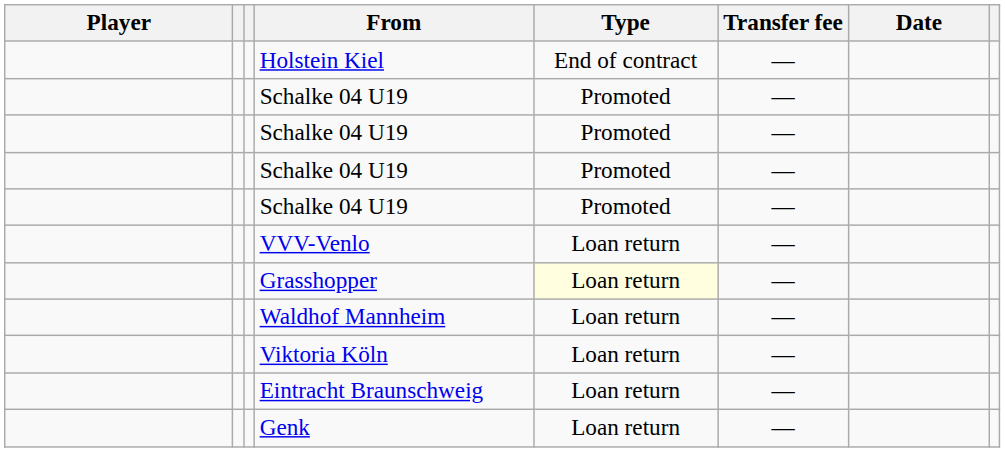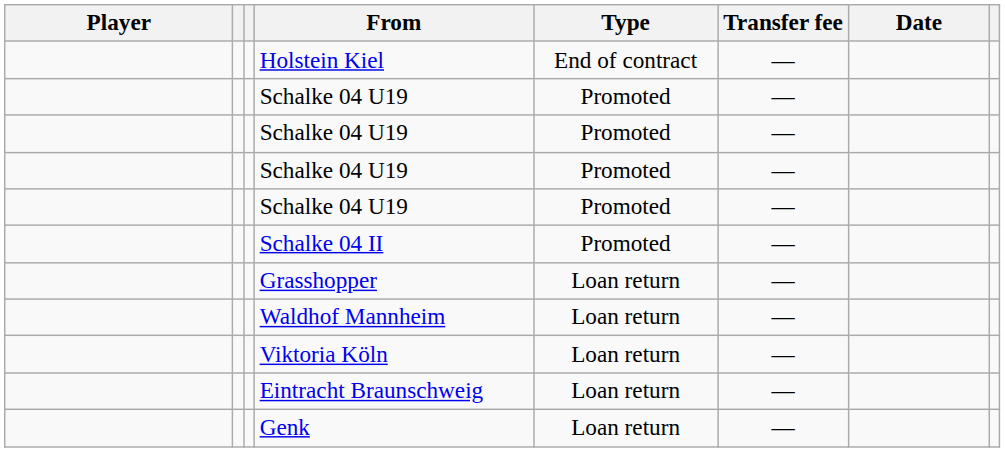+ row: (119, 244)
- row: (119, 244)
(626, 280) lightyellow background -> (626, 280) no background
